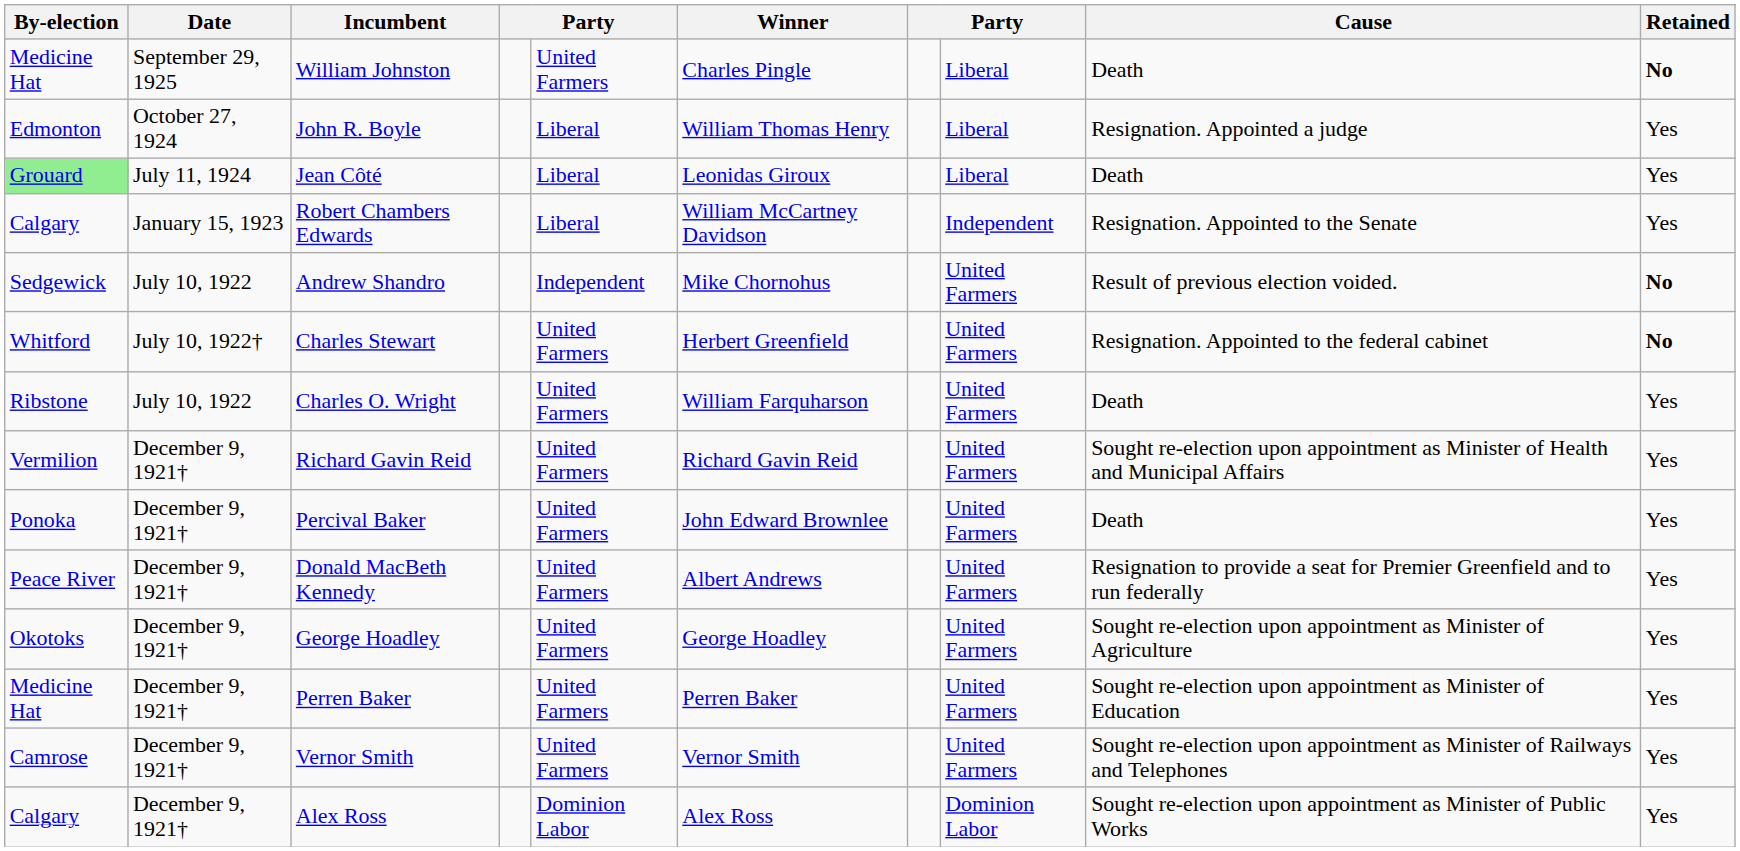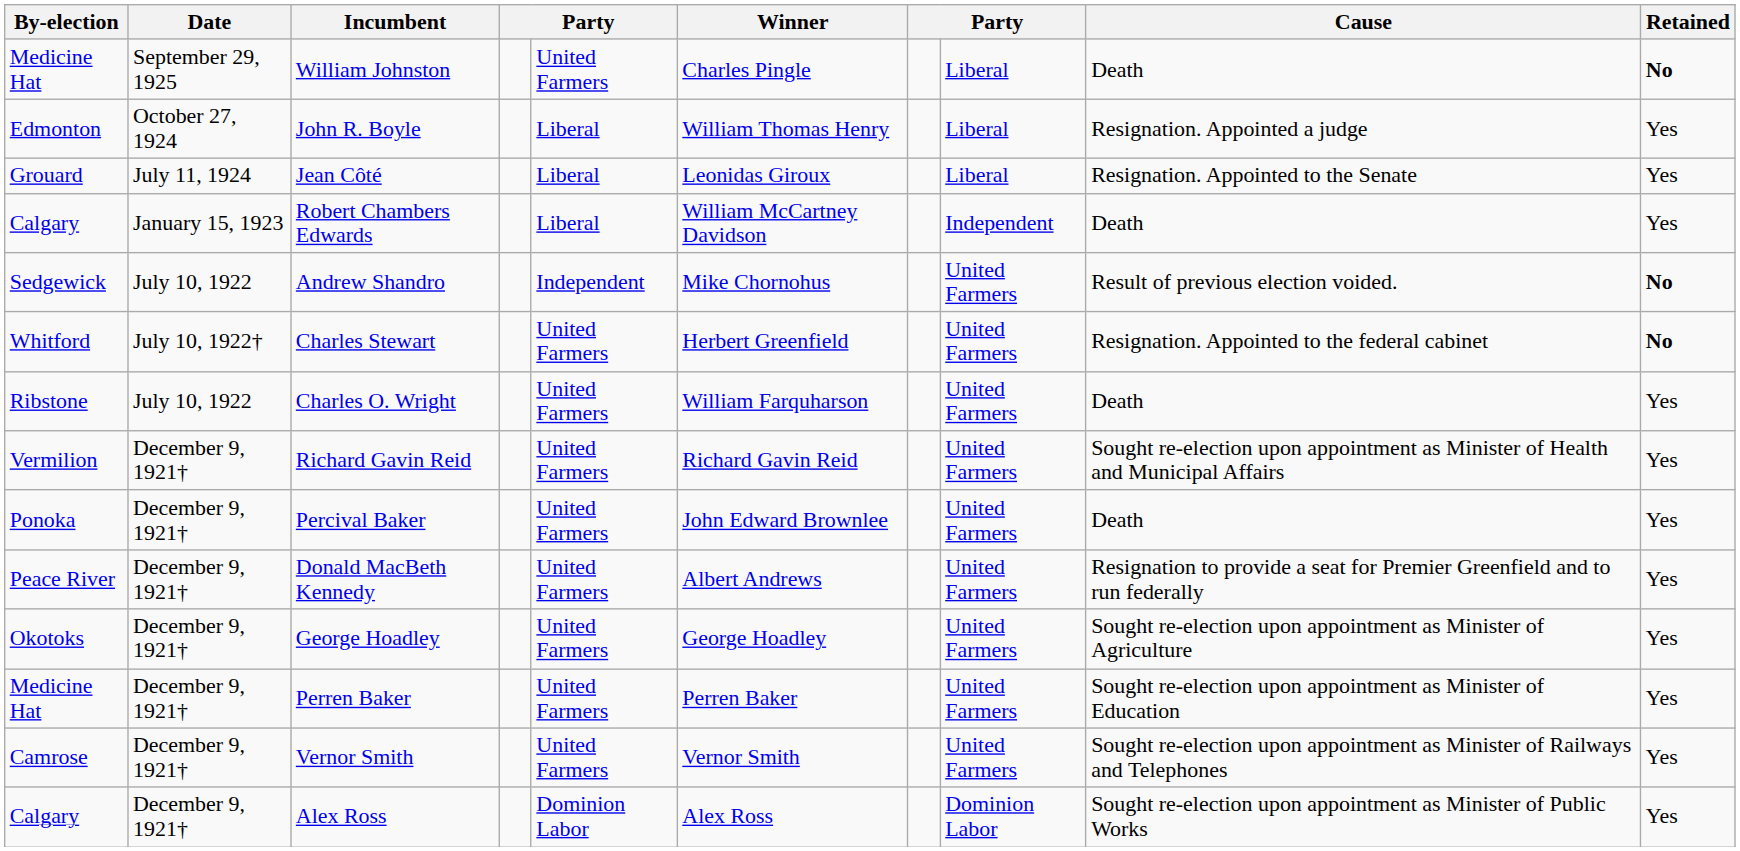(46, 175) lightgreen background -> (46, 175) no background
(1117, 175) Death -> (1254, 175) Resignation. Appointed to the Senate
(1254, 222) Resignation. Appointed to the Senate -> (1117, 222) Death
